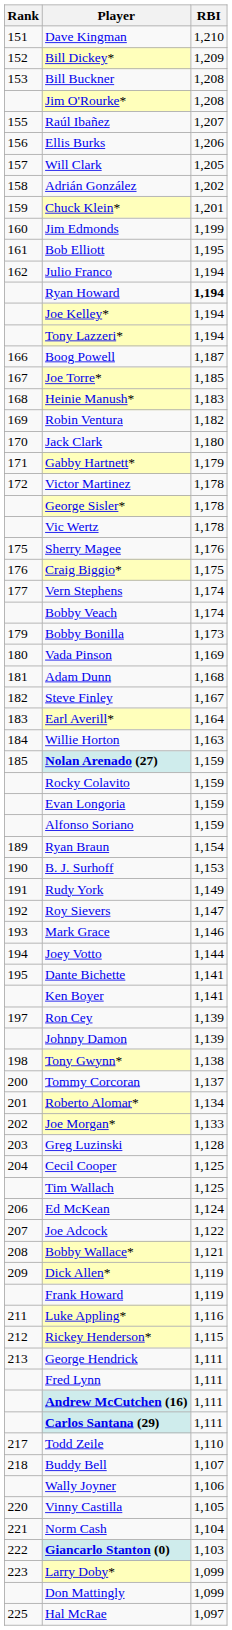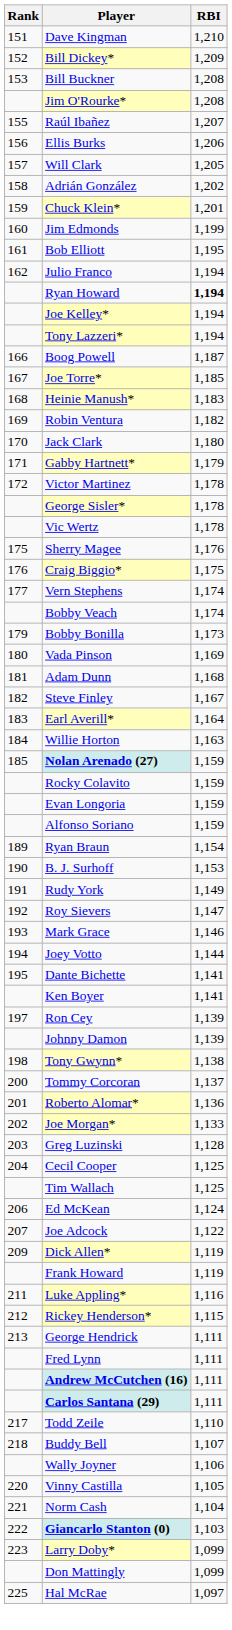(209, 1102) 1,134 -> (209, 1102) 1,136
- row: (89, 1251)
